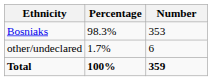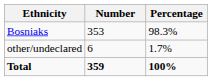columns swapped: (177, 13) <-> (115, 13)
